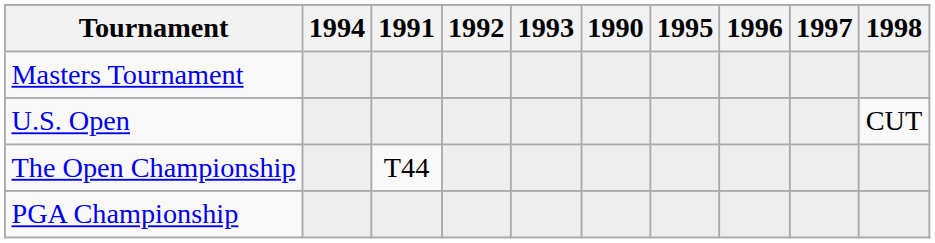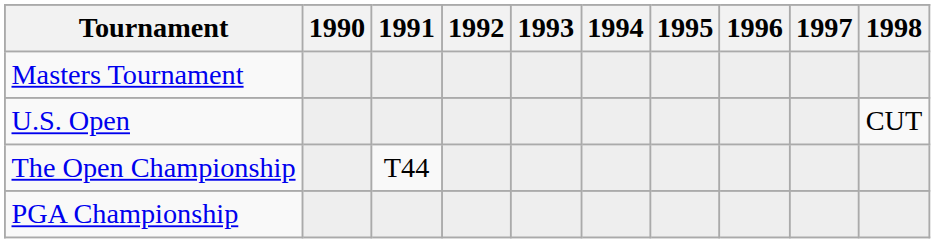columns swapped: (615, 27) <-> (337, 27)
